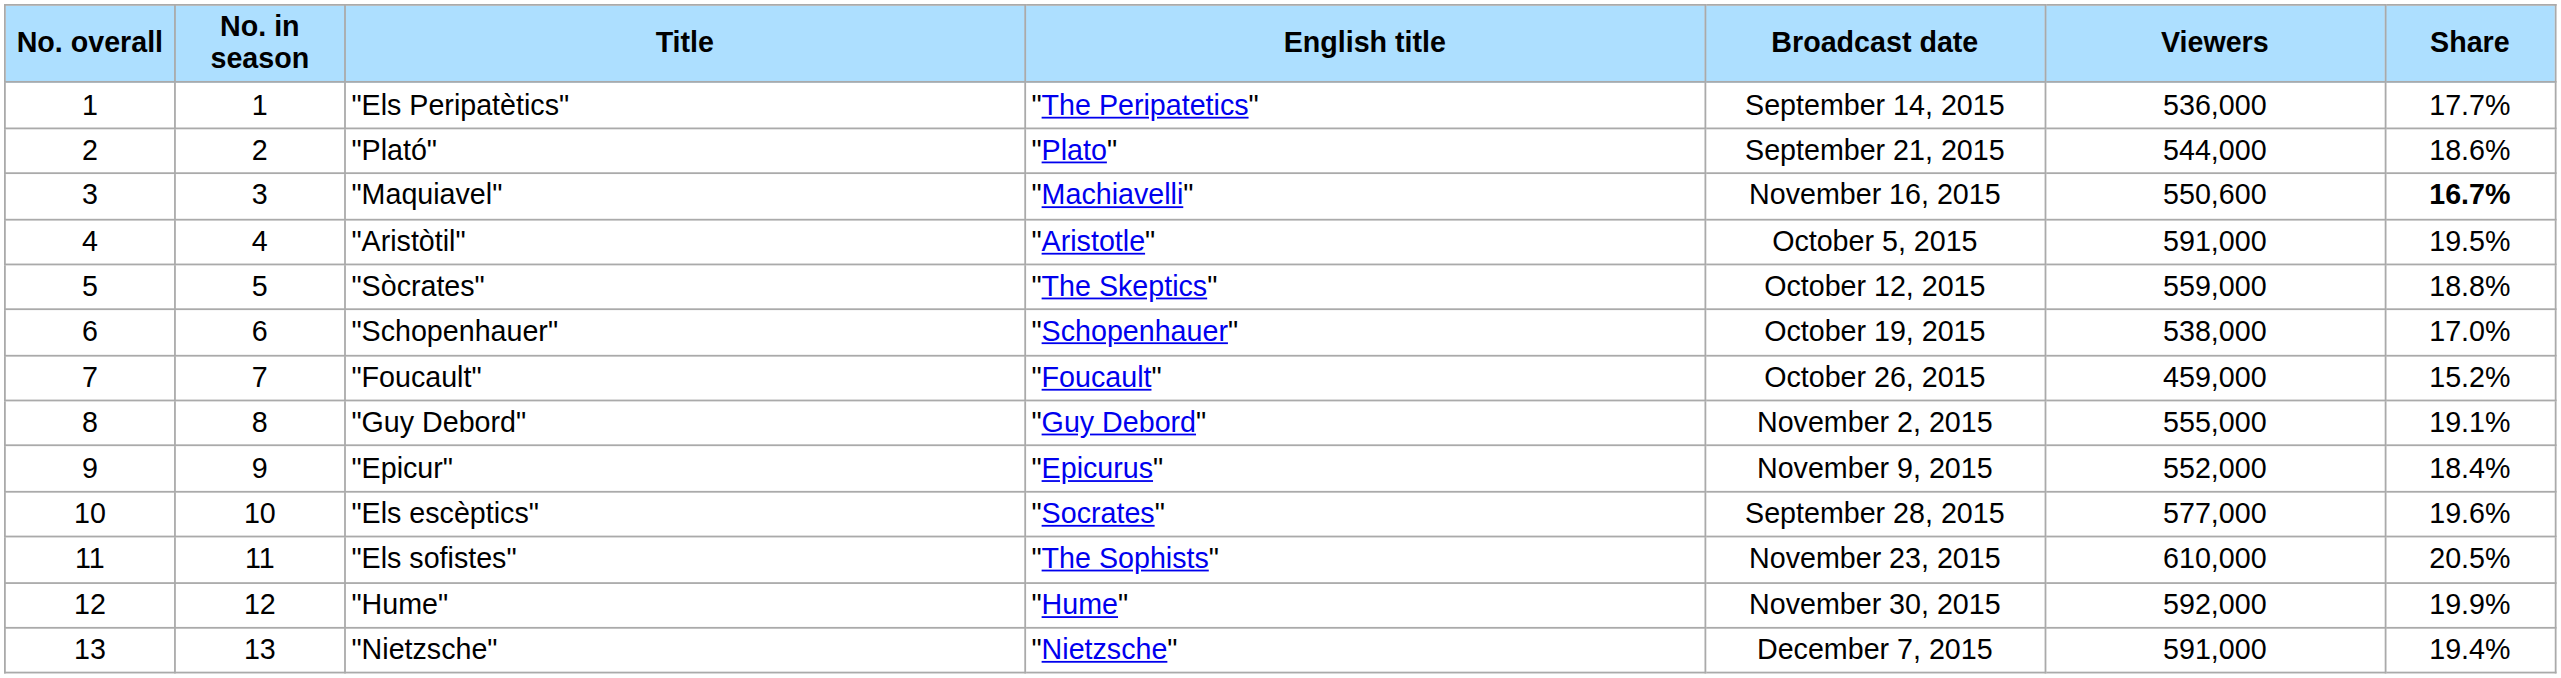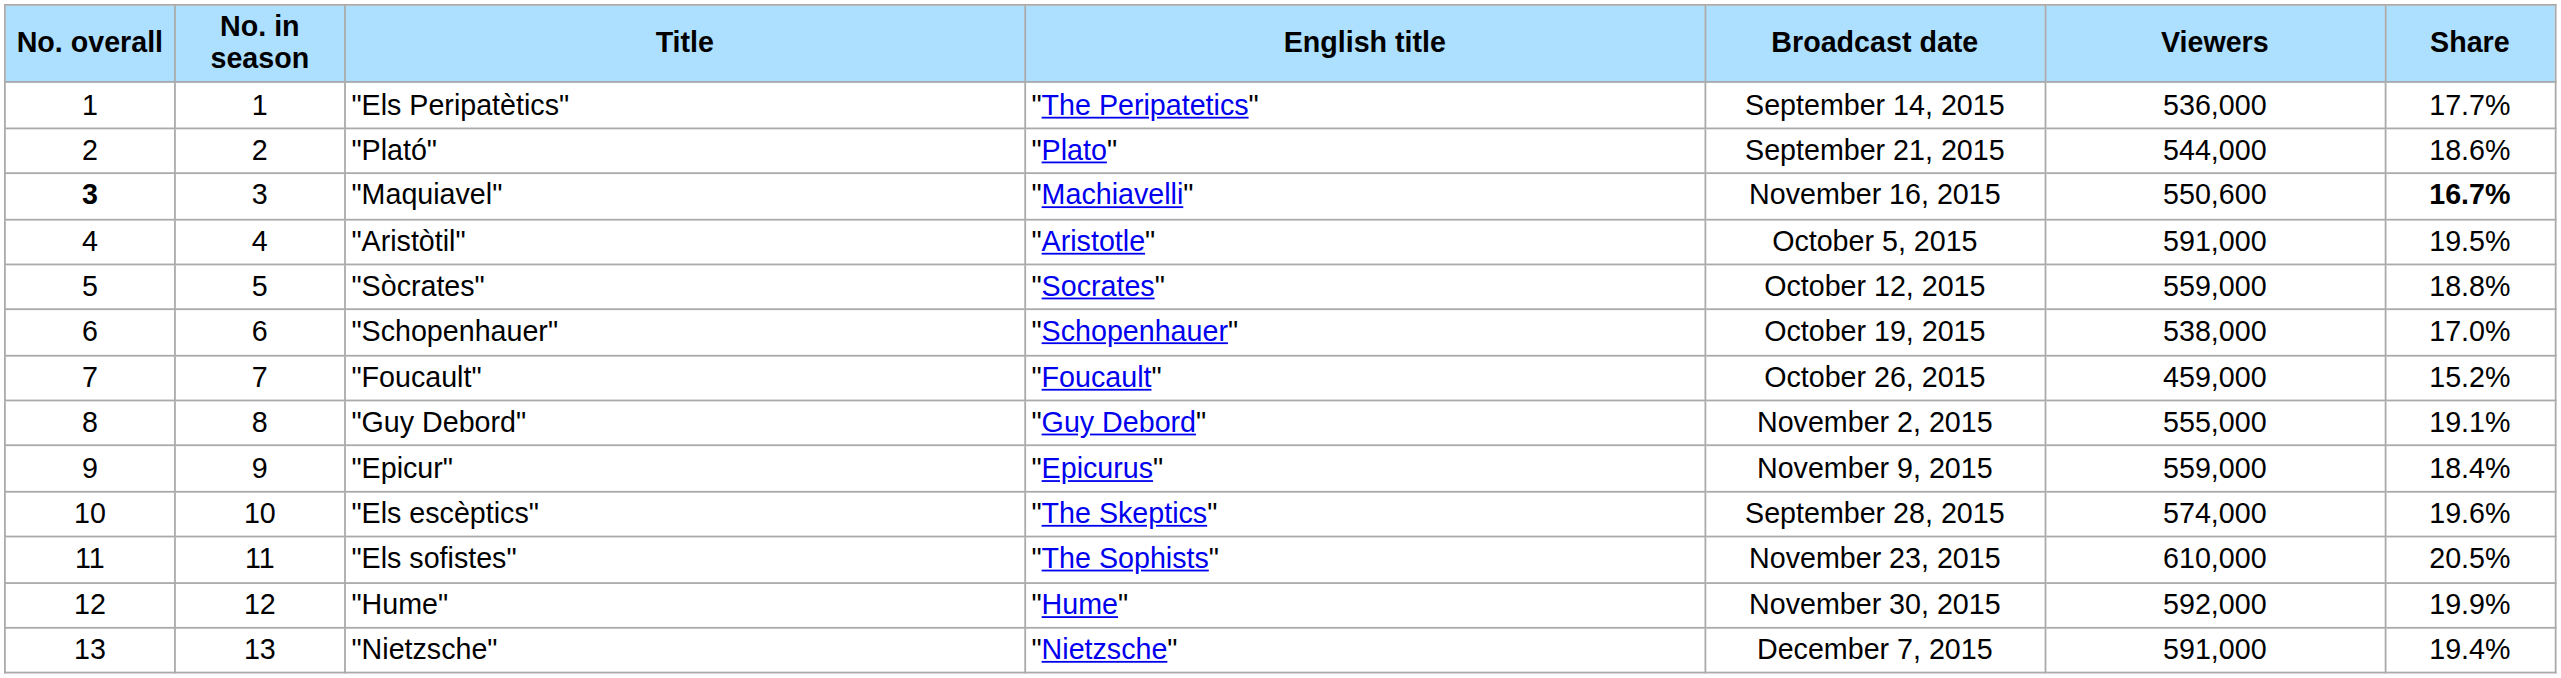(90, 195) normal -> (90, 195) bold
(1124, 286) "The Skeptics" -> (1098, 286) "Socrates"
(2215, 468) 552,000 -> (2215, 468) 559,000
(1098, 513) "Socrates" -> (1124, 513) "The Skeptics"
(2215, 513) 577,000 -> (2215, 513) 574,000
